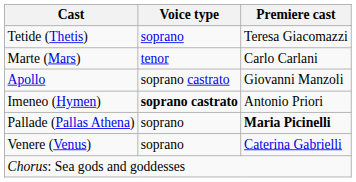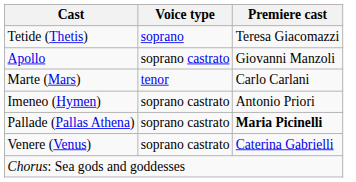rows swapped: (26, 79) <-> (44, 58)
(189, 101) bold -> (185, 101) normal
(162, 123) soprano -> (185, 123) soprano castrato
(162, 144) soprano -> (185, 144) soprano castrato
